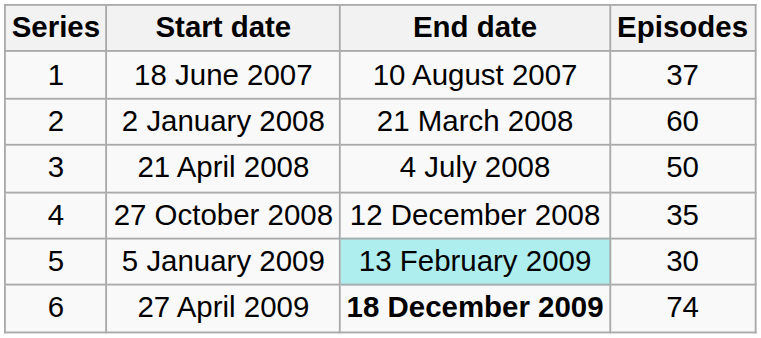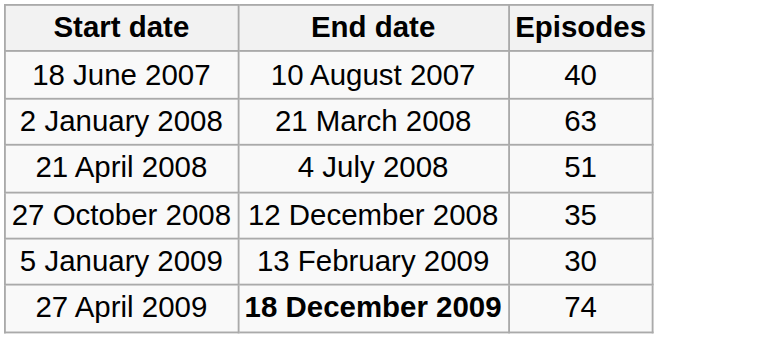- column: (56, 27)
(683, 74) 37 -> (581, 74) 40
(683, 121) 60 -> (581, 121) 63
(683, 167) 50 -> (581, 167) 51
(475, 261) paleturquoise background -> (373, 261) no background
